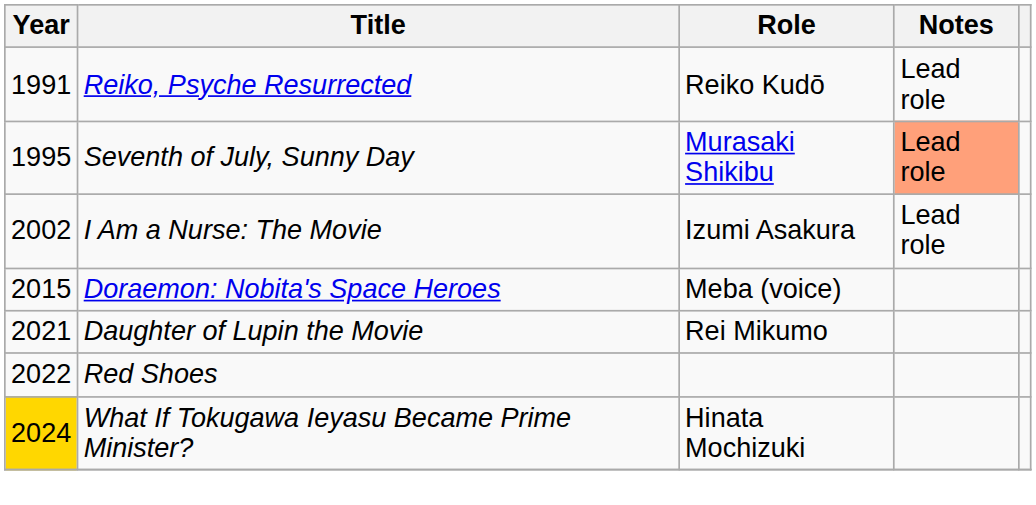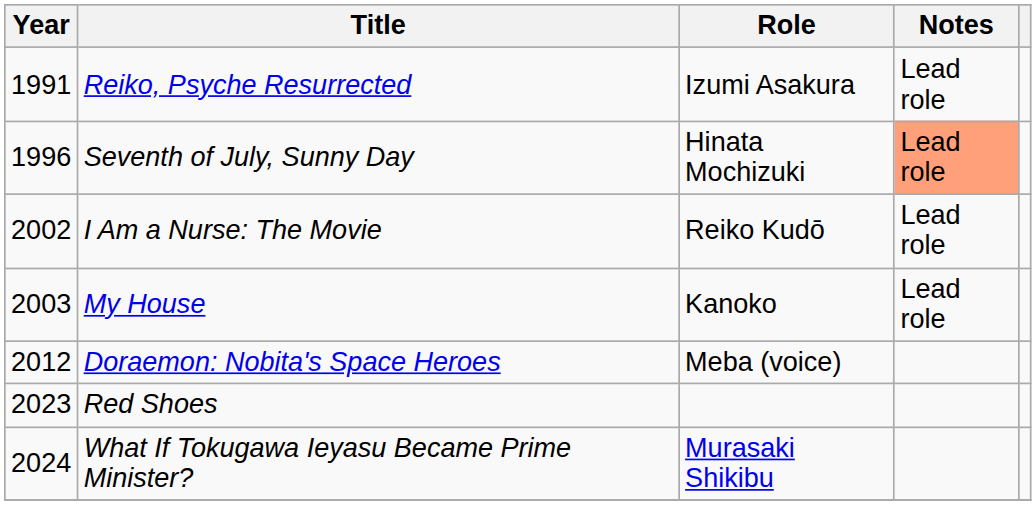(755, 84) Reiko Kudō -> (770, 84) Izumi Asakura
(41, 157) 1995 -> (41, 157) 1996
(740, 157) Murasaki Shikibu -> (745, 157) Hinata Mochizuki
(770, 230) Izumi Asakura -> (755, 230) Reiko Kudō
+ row: (145, 303)
(41, 288) 2015 -> (41, 362) 2012
- row: (254, 331)
(41, 374) 2022 -> (41, 404) 2023
(41, 432) gold background -> (41, 463) no background
(745, 432) Hinata Mochizuki -> (740, 463) Murasaki Shikibu
